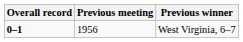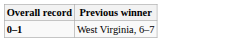- column: (115, 12)
